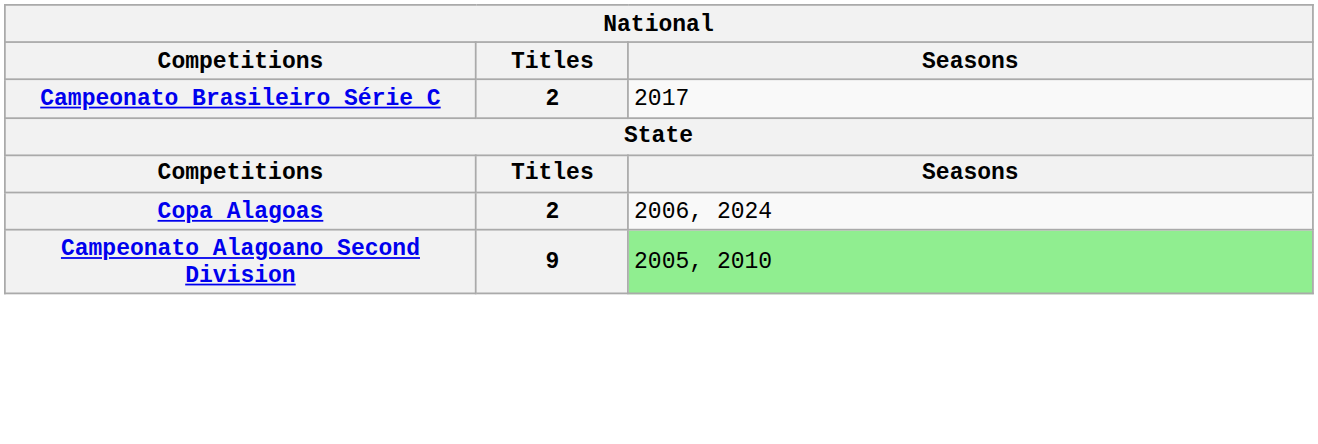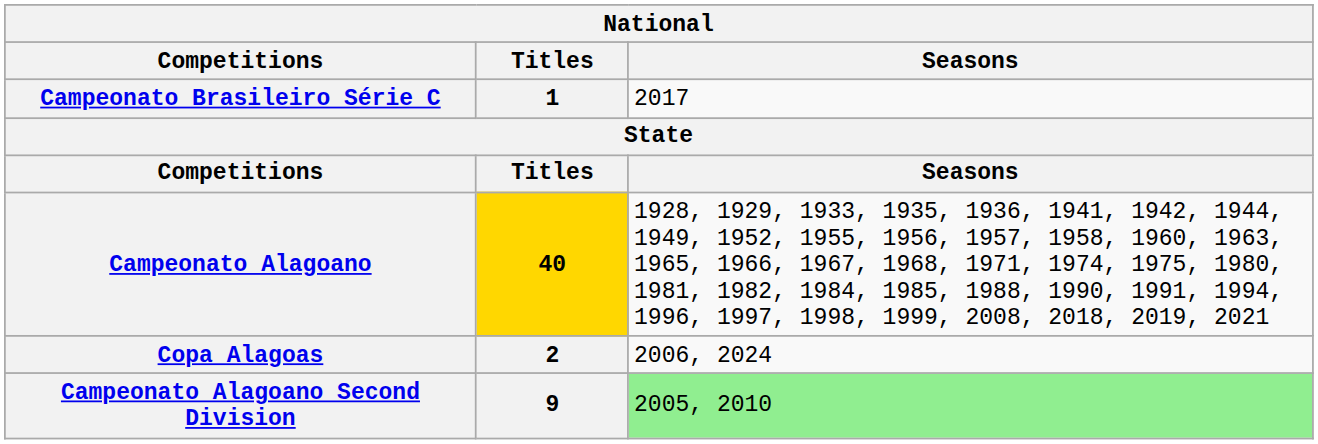(552, 99) 2 -> (552, 99) 1
+ row: (240, 264)
